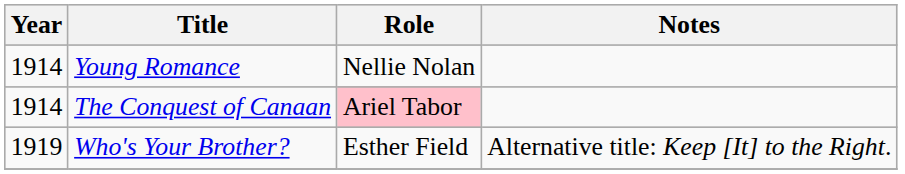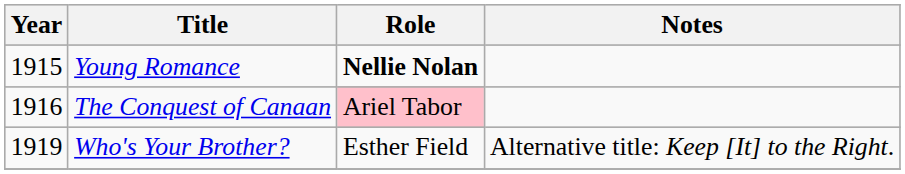(37, 65) 1914 -> (37, 65) 1915
(409, 65) normal -> (411, 65) bold
(37, 106) 1914 -> (37, 106) 1916
